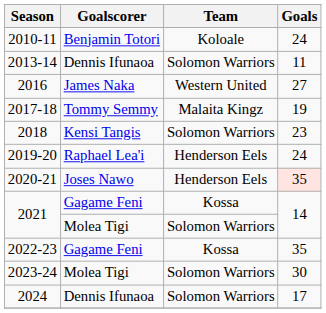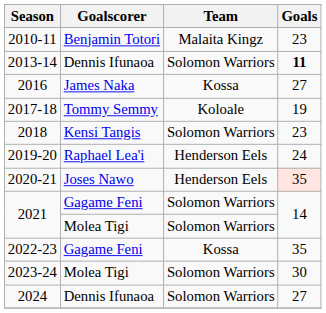(221, 39) Koloale -> (221, 39) Malaita Kingz
(299, 39) 24 -> (299, 39) 23
(299, 62) normal -> (299, 62) bold
(221, 86) Western United -> (221, 86) Kossa
(221, 109) Malaita Kingz -> (221, 109) Koloale
(221, 202) Kossa -> (221, 202) Solomon Warriors
(299, 296) 17 -> (299, 296) 27
